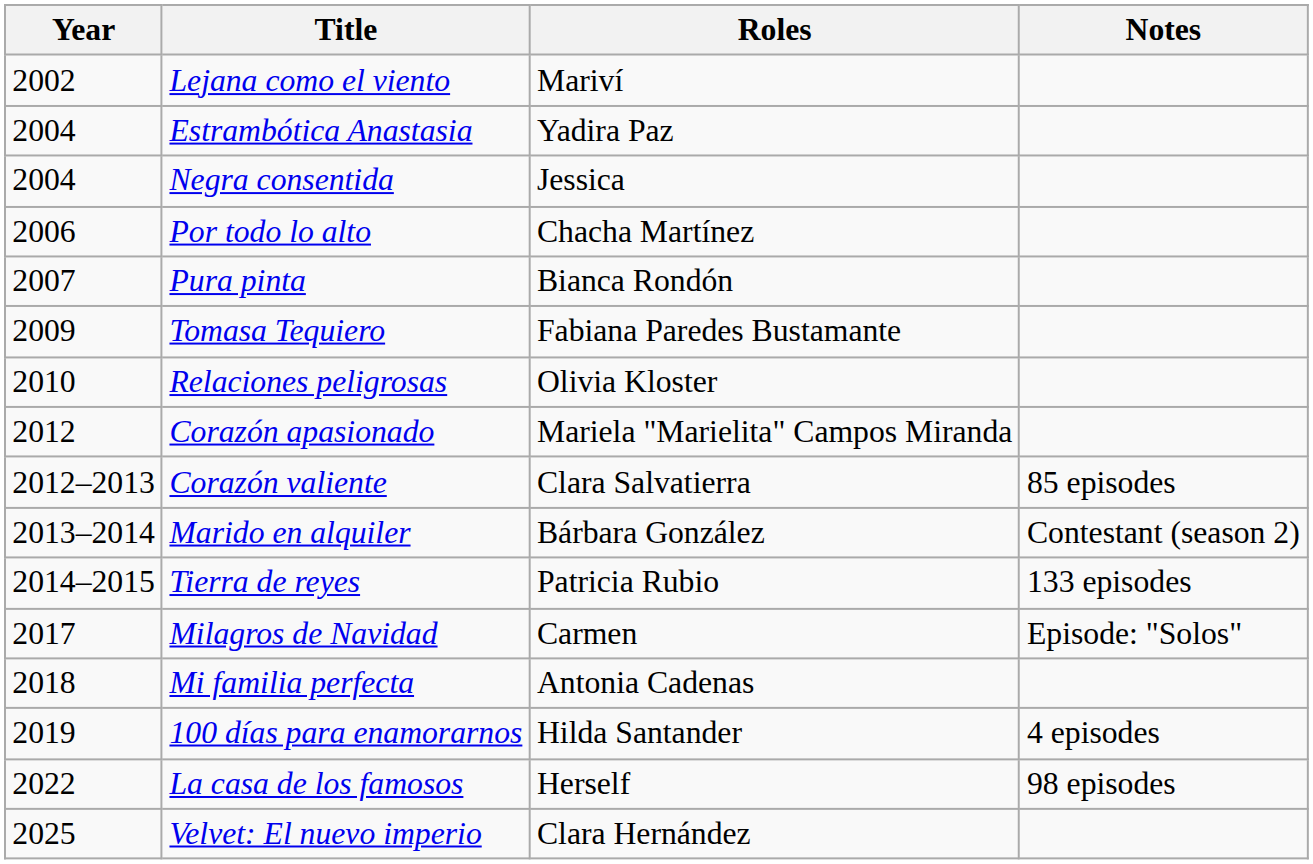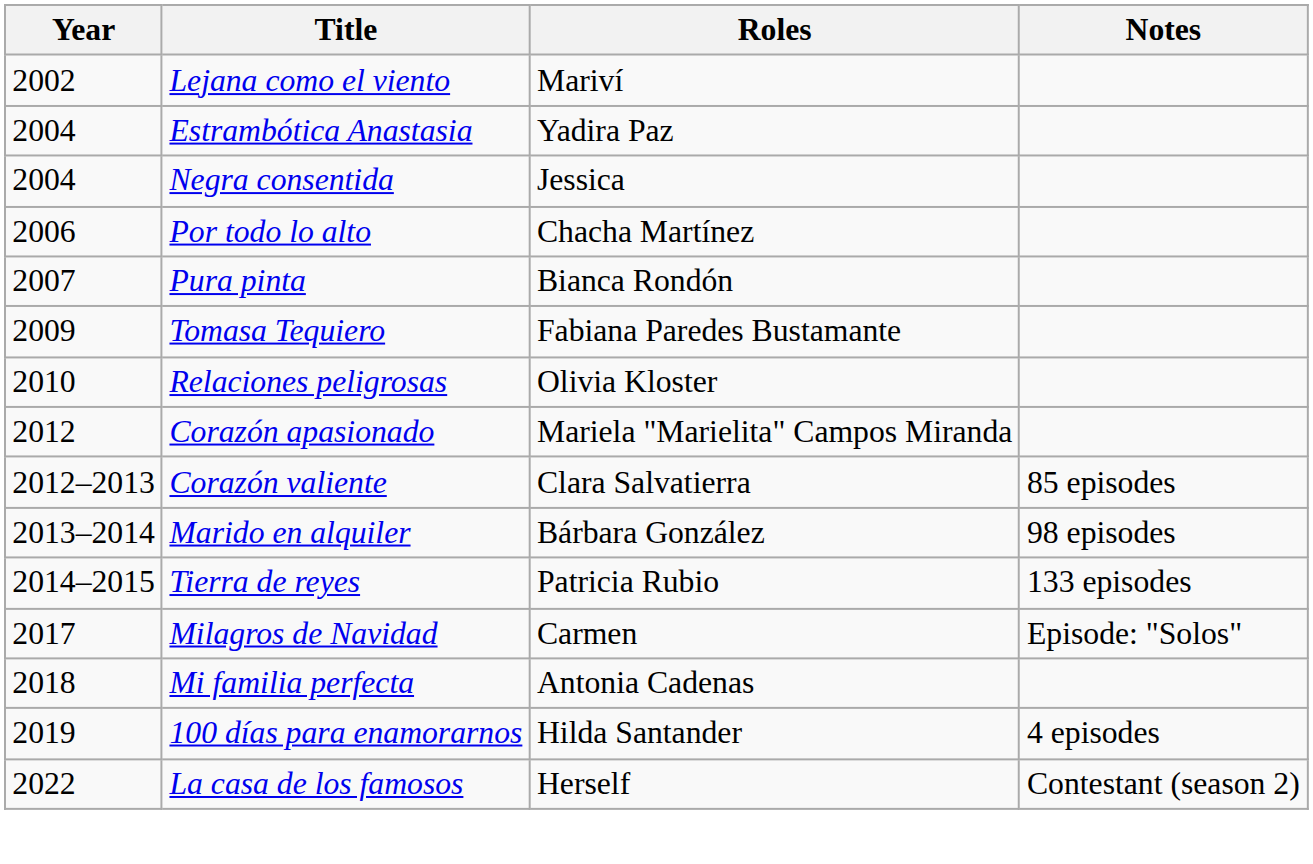(1163, 532) Contestant (season 2) -> (1101, 532) 98 episodes
(1101, 783) 98 episodes -> (1163, 783) Contestant (season 2)
- row: (326, 833)
